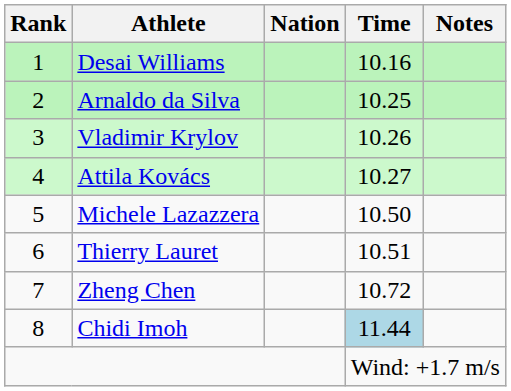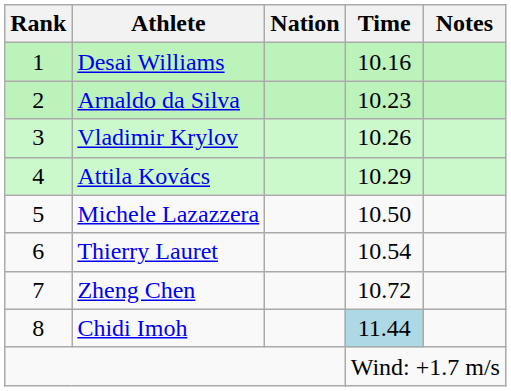(384, 99) 10.25 -> (384, 99) 10.23
(384, 175) 10.27 -> (384, 175) 10.29
(384, 251) 10.51 -> (384, 251) 10.54
